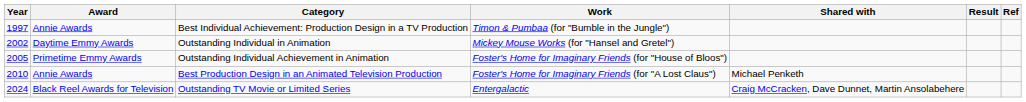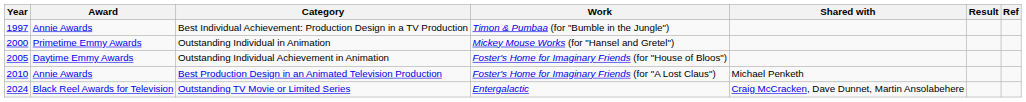(17, 43) 2002 -> (17, 43) 2000
(83, 43) Daytime Emmy Awards -> (87, 43) Primetime Emmy Awards
(87, 58) Primetime Emmy Awards -> (83, 58) Daytime Emmy Awards
